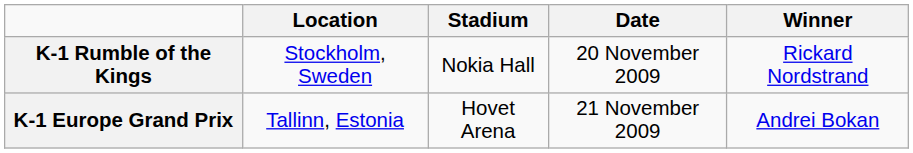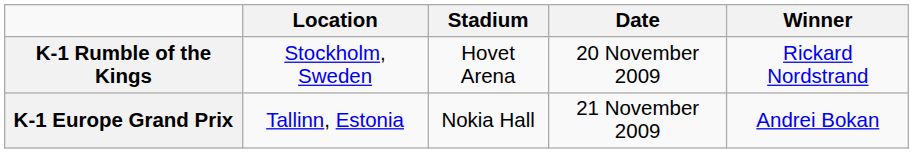(488, 64) Nokia Hall -> (488, 64) Hovet Arena
(488, 120) Hovet Arena -> (488, 120) Nokia Hall
